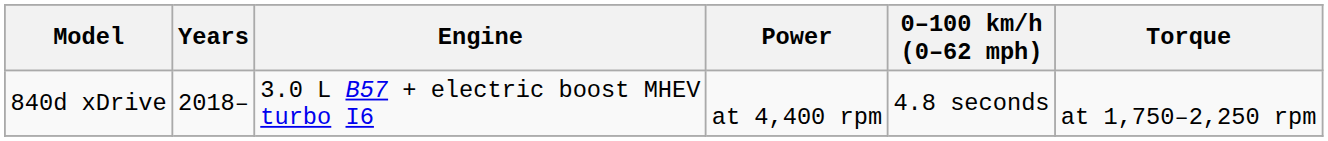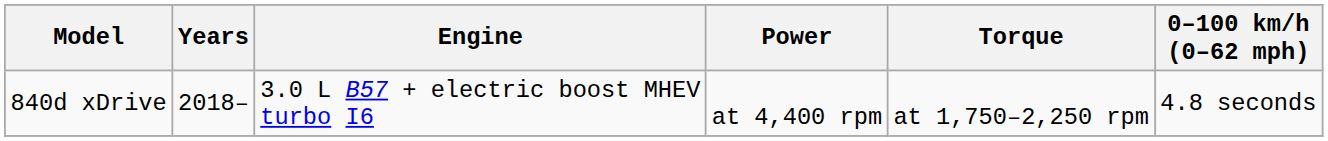columns swapped: (1189, 38) <-> (971, 38)
